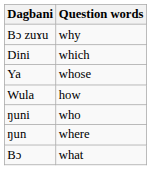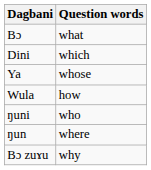rows swapped: (14, 154) <-> (28, 34)
